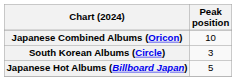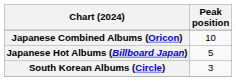rows swapped: (97, 68) <-> (97, 53)
